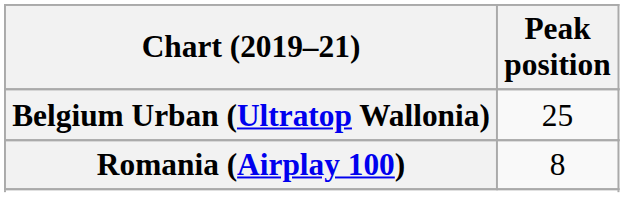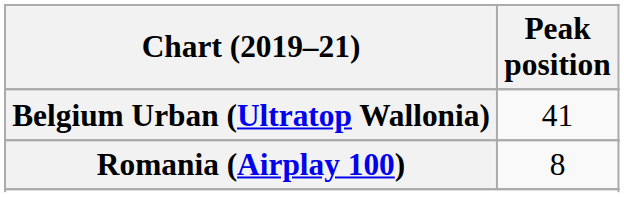(558, 114) 25 -> (558, 114) 41
